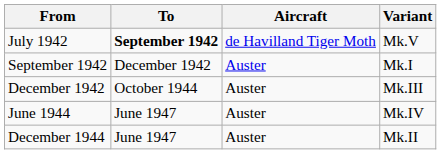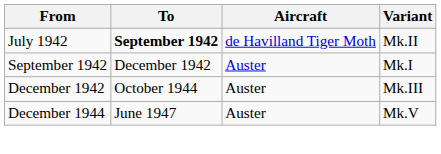(401, 40) Mk.V -> (400, 40) Mk.II
- row: (39, 112)
(400, 137) Mk.II -> (401, 112) Mk.V
